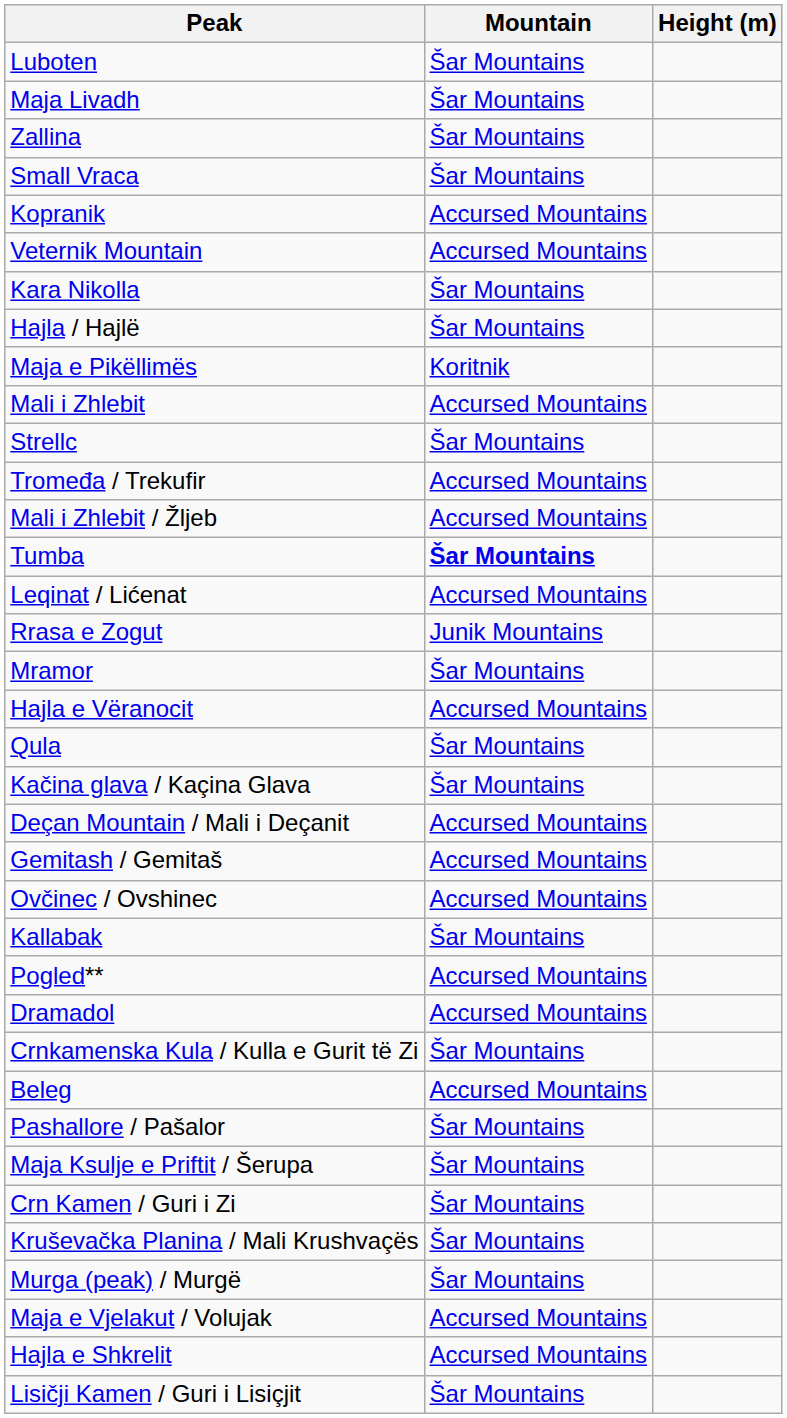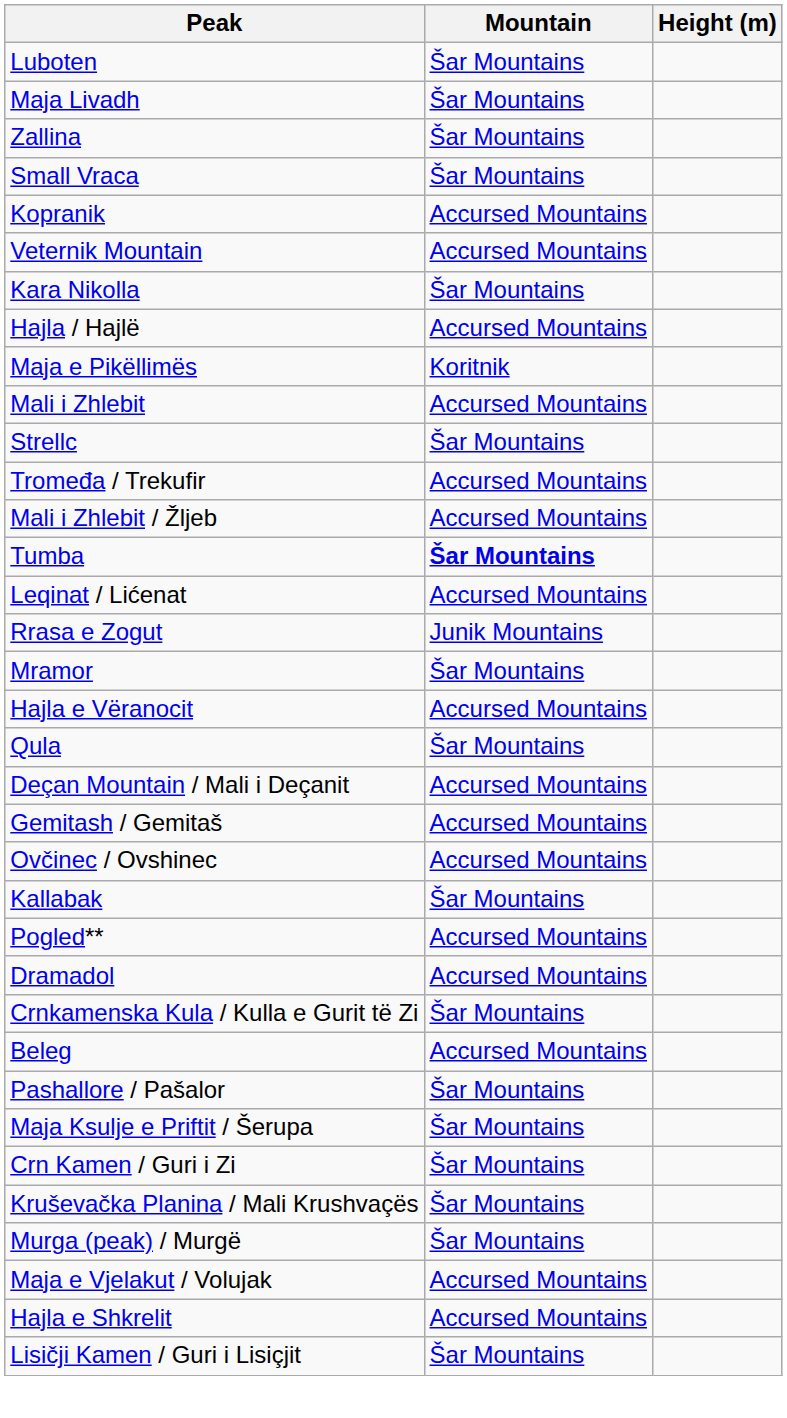(507, 328) Šar Mountains -> (538, 328) Accursed Mountains
- row: (160, 784)
